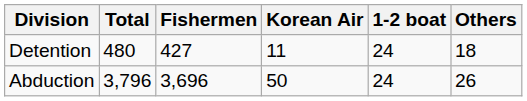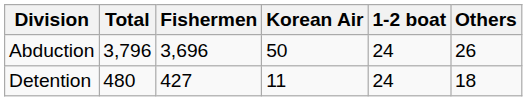rows swapped: (52, 80) <-> (50, 50)
